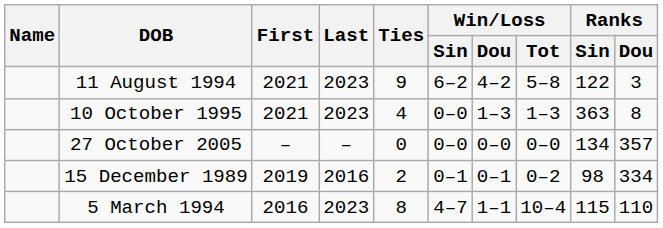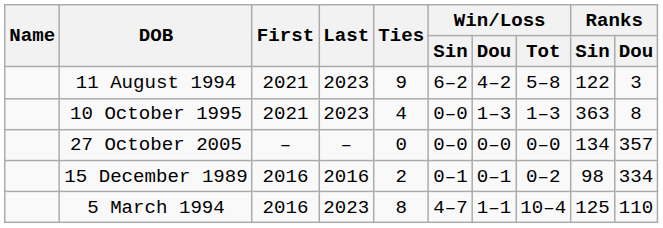(286, 176) 2019 -> (286, 176) 2016
(592, 207) 115 -> (592, 207) 125
